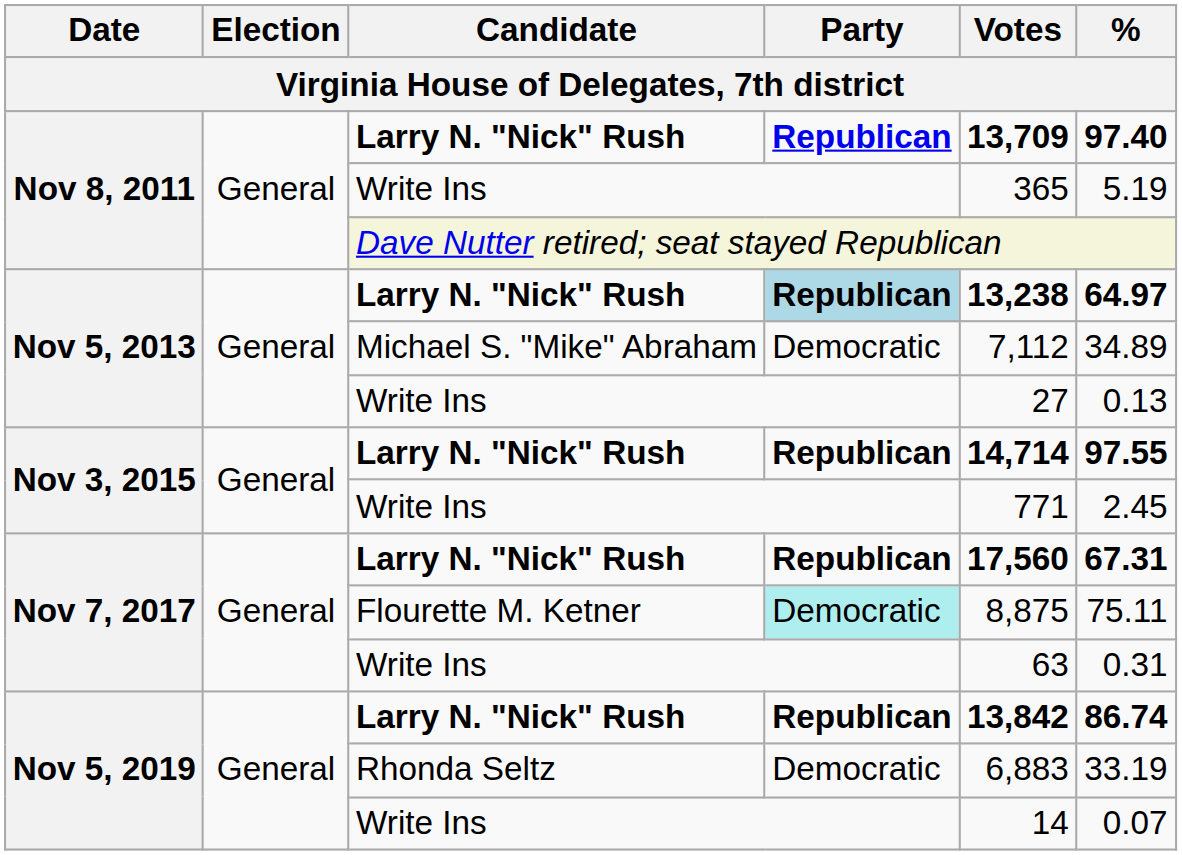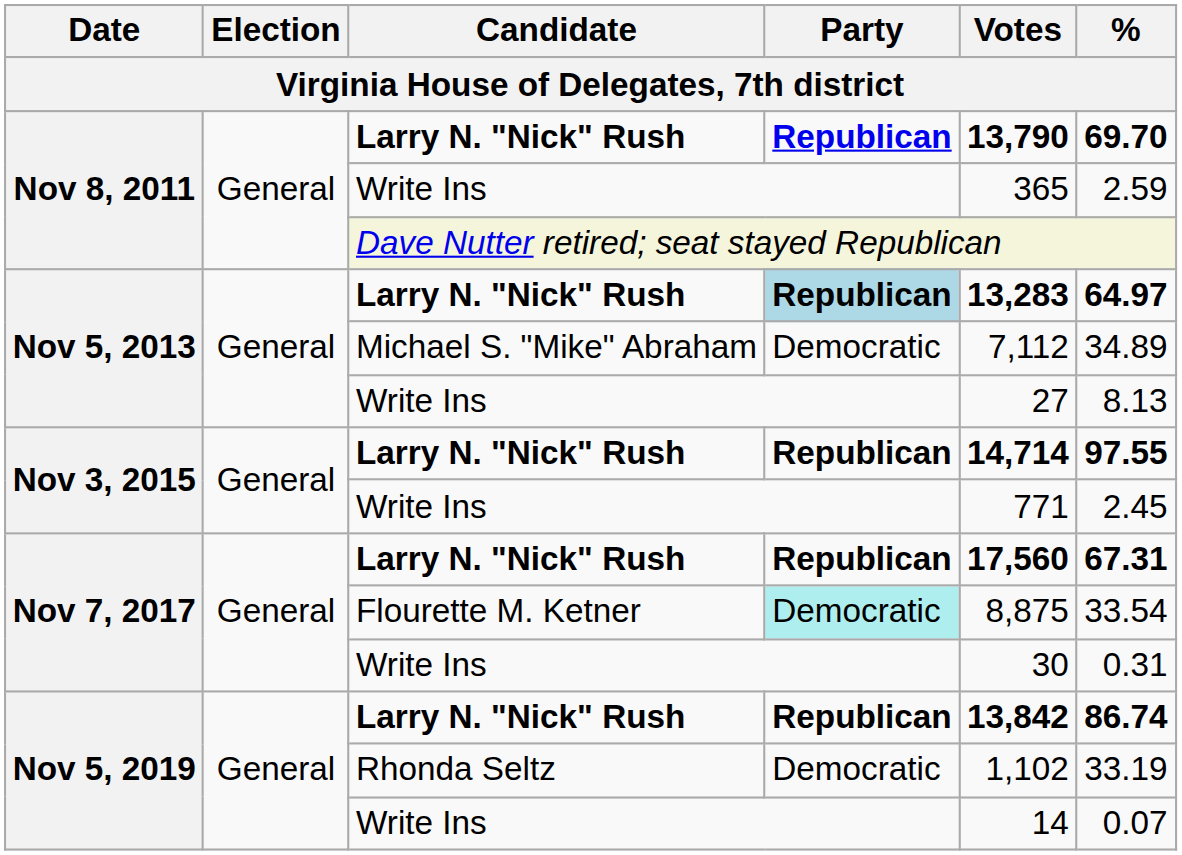(1018, 136) 13,709 -> (1018, 136) 13,790
(1126, 136) 97.40 -> (1126, 136) 69.70
(1135, 189) 5.19 -> (1135, 189) 2.59
(1018, 294) 13,238 -> (1018, 294) 13,283
(1135, 400) 0.13 -> (1135, 400) 8.13
(1127, 611) 75.11 -> (1126, 611) 33.54
(1050, 664) 63 -> (1050, 664) 30
(1027, 769) 6,883 -> (1027, 769) 1,102
